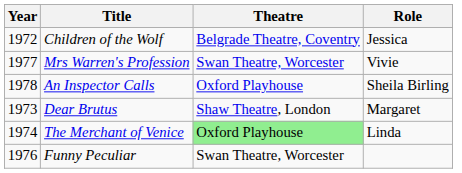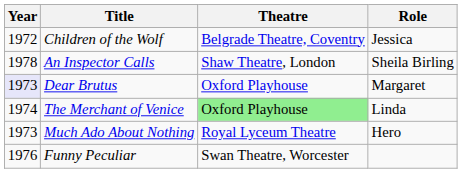- row: (117, 62)
(250, 86) Oxford Playhouse -> (268, 62) Shaw Theatre, London
(23, 109) no background -> (23, 86) lavender background
(263, 109) Shaw Theatre, London -> (255, 86) Oxford Playhouse
+ row: (119, 132)
